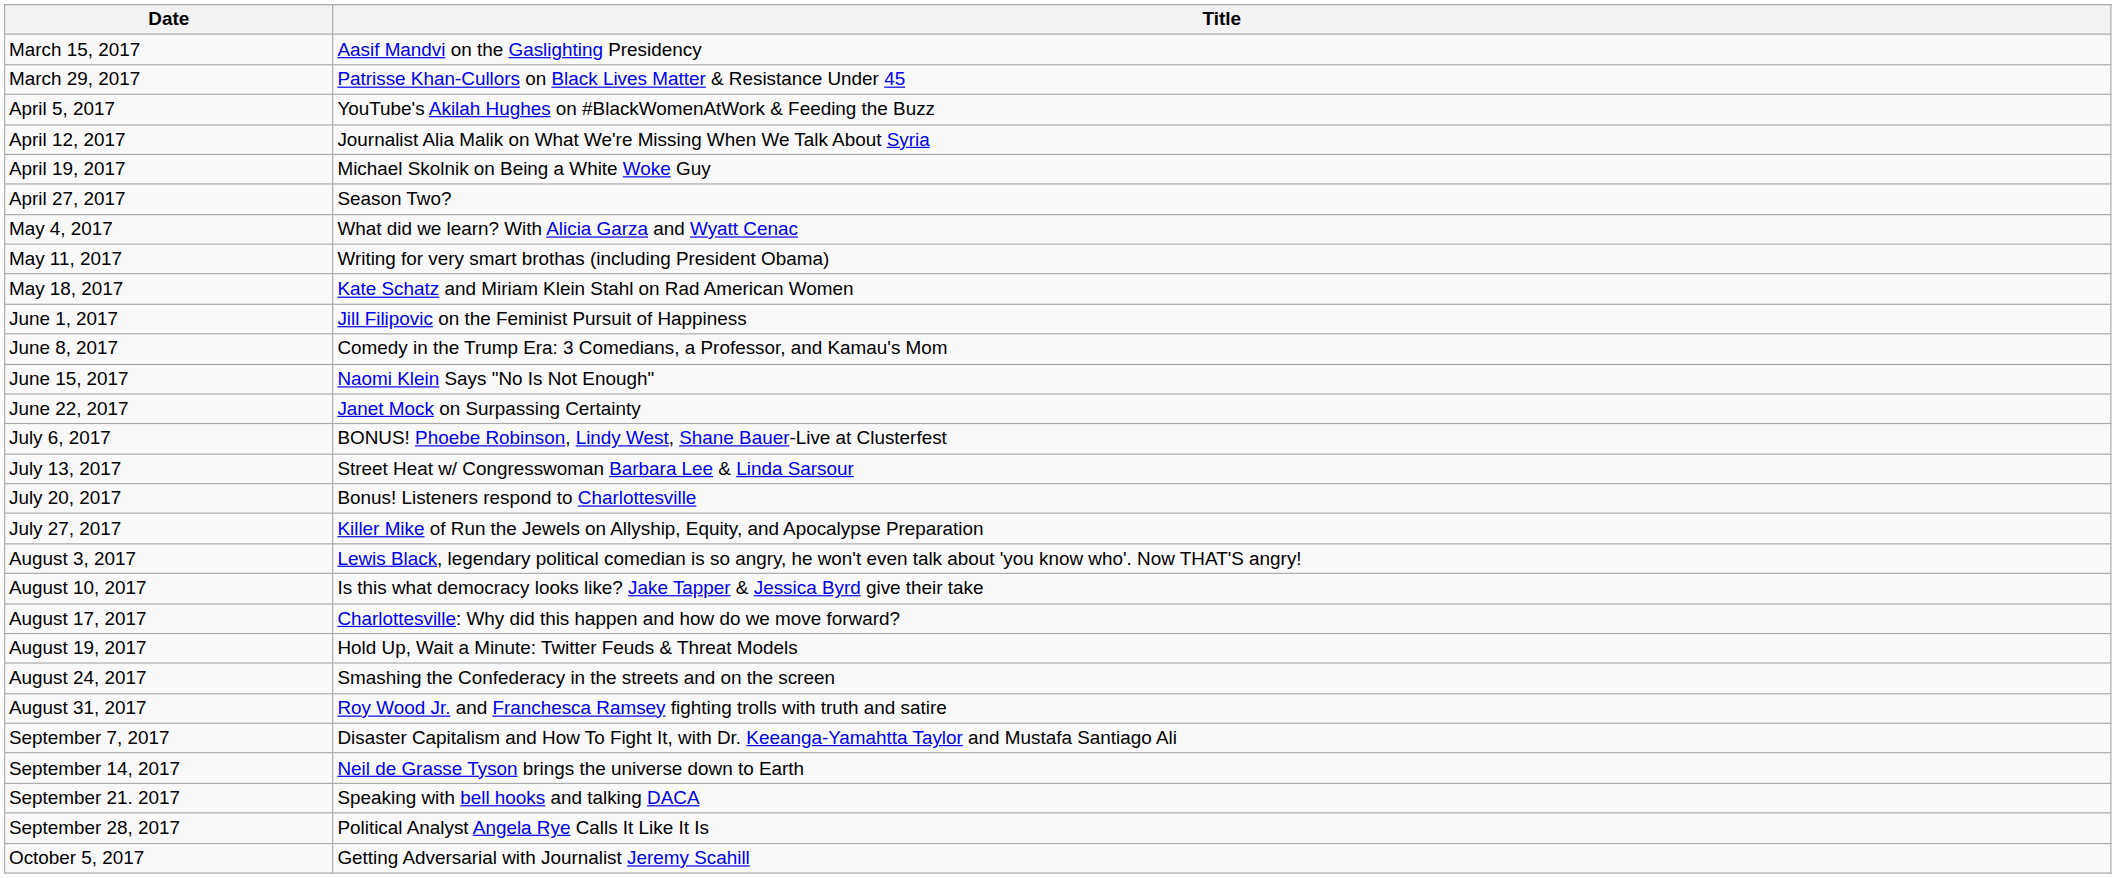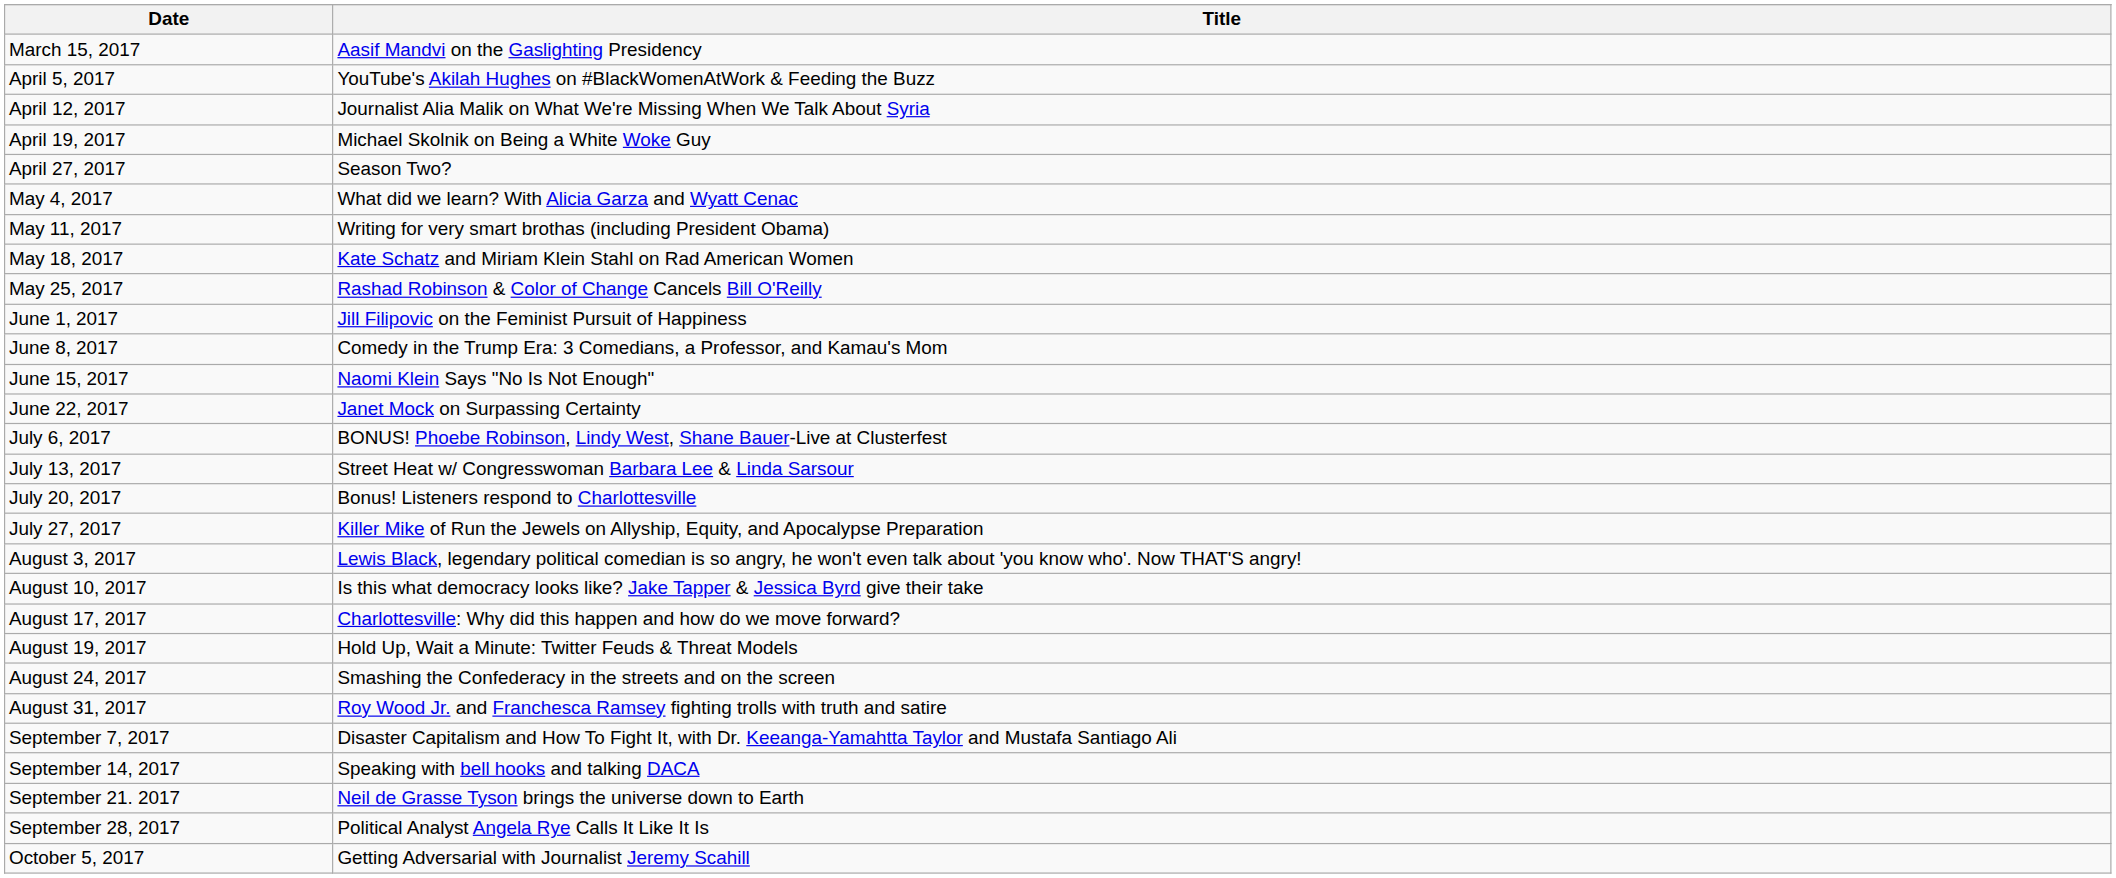- row: (75, 79)
+ row: (66, 288)
(571, 768) Neil de Grasse Tyson brings the universe down to Earth -> (518, 768) Speaking with bell hooks and talking DACA
(518, 797) Speaking with bell hooks and talking DACA -> (571, 797) Neil de Grasse Tyson brings the universe down to Earth
